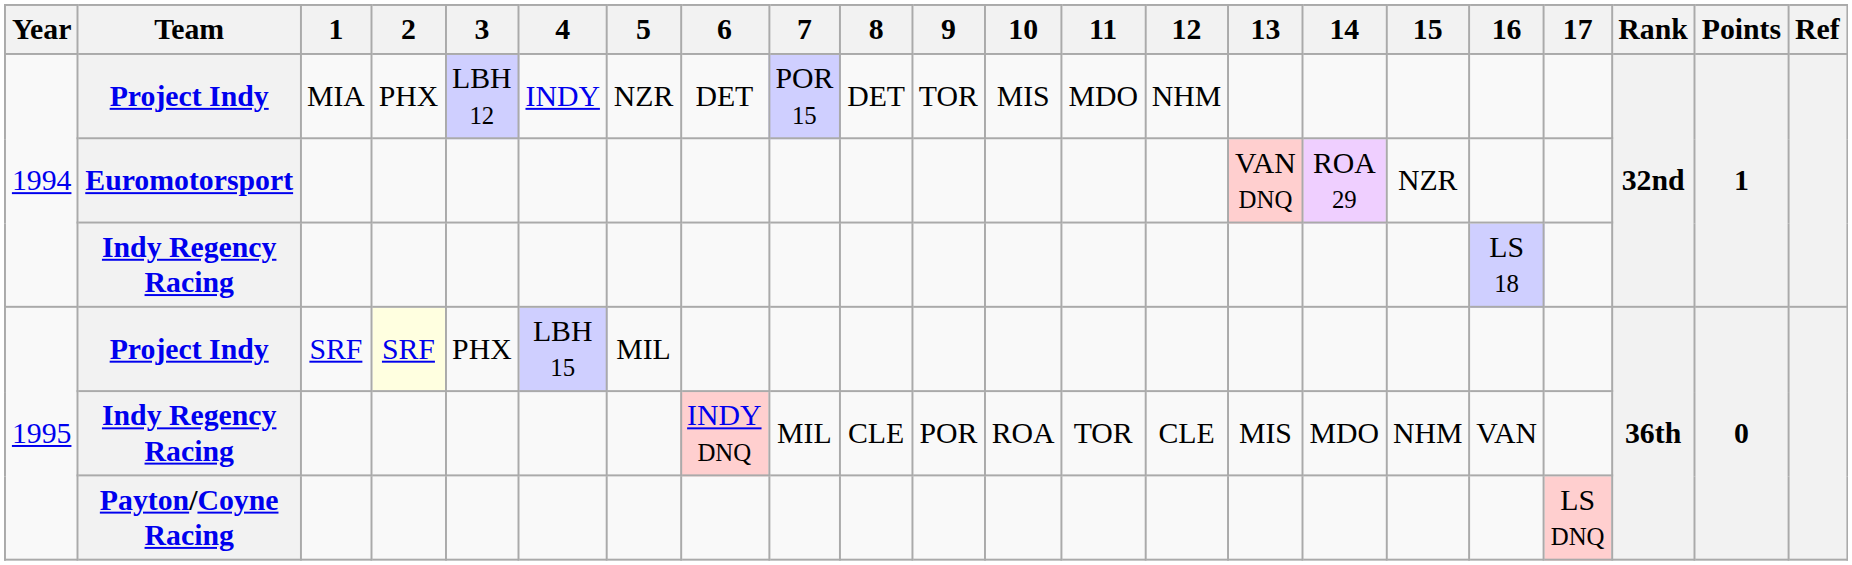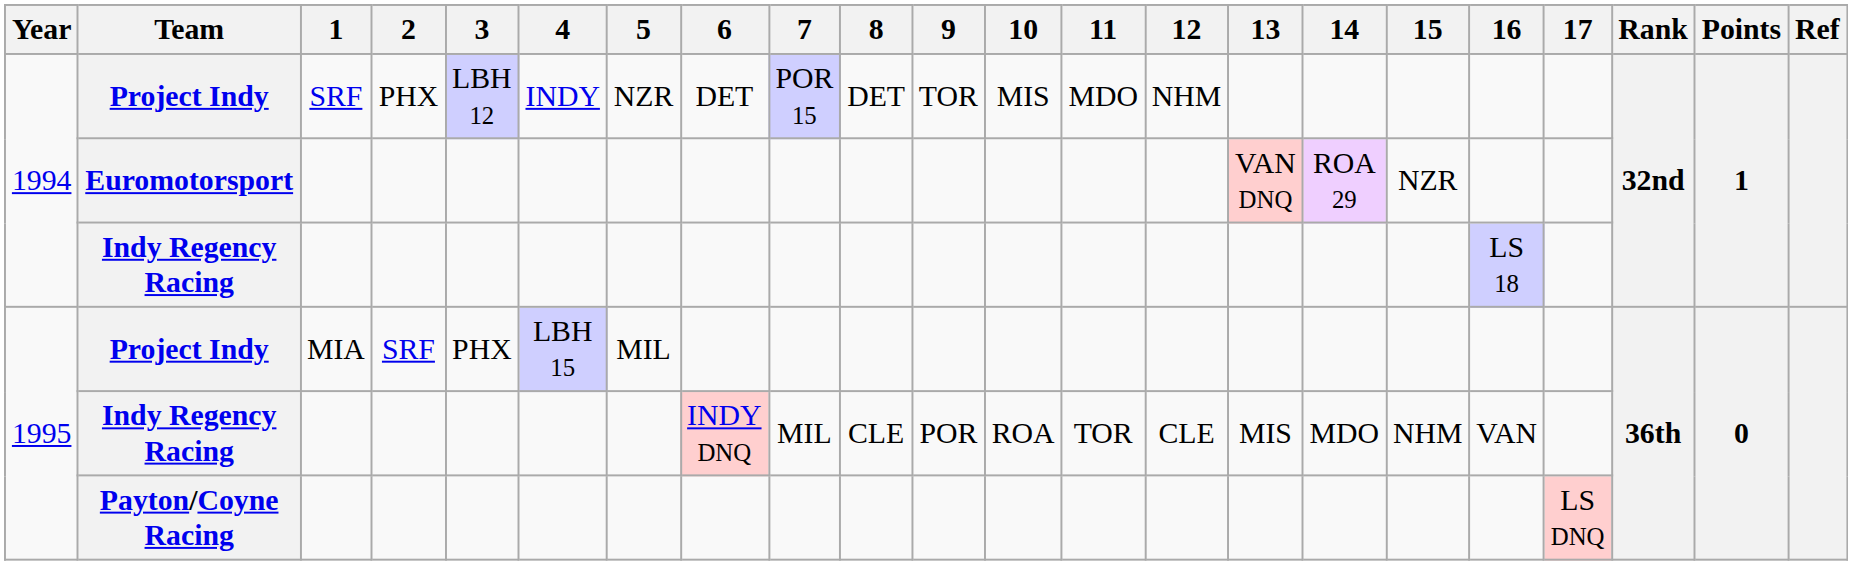(336, 96) MIA -> (336, 96) SRF
(336, 349) SRF -> (336, 349) MIA
(408, 349) lightyellow background -> (408, 349) no background
